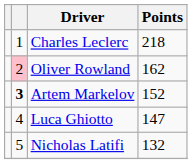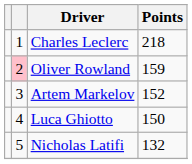(153, 68) 162 -> (153, 68) 159
(19, 93) bold -> (19, 93) normal
(153, 119) 147 -> (153, 119) 150
